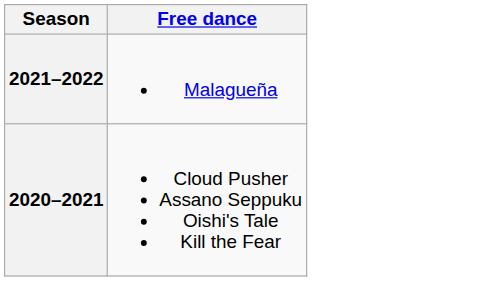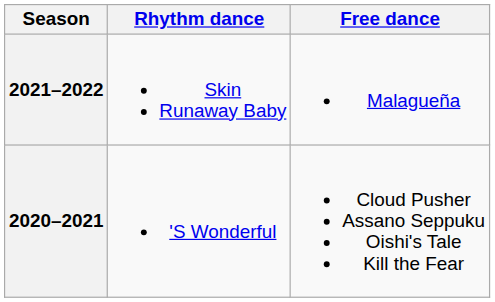+ column: (199, 19)
